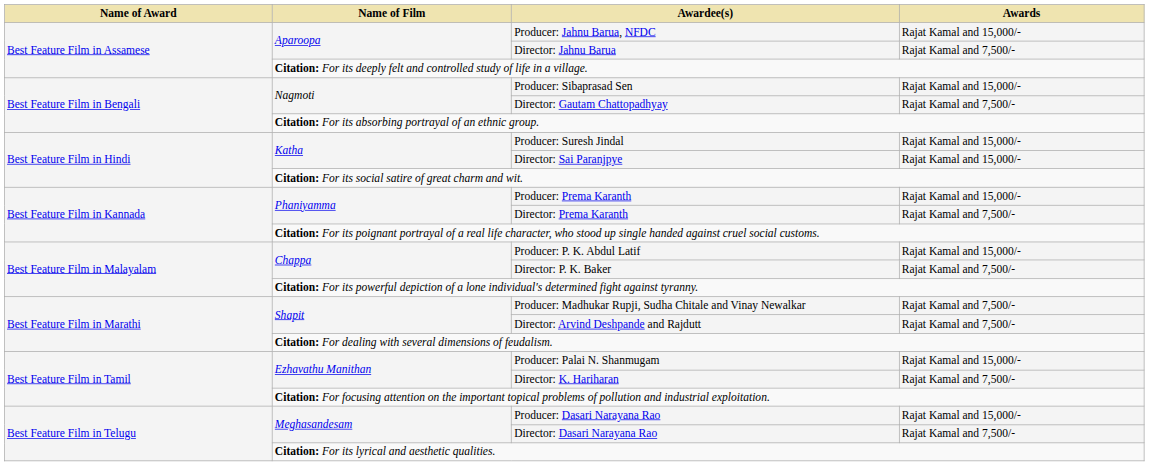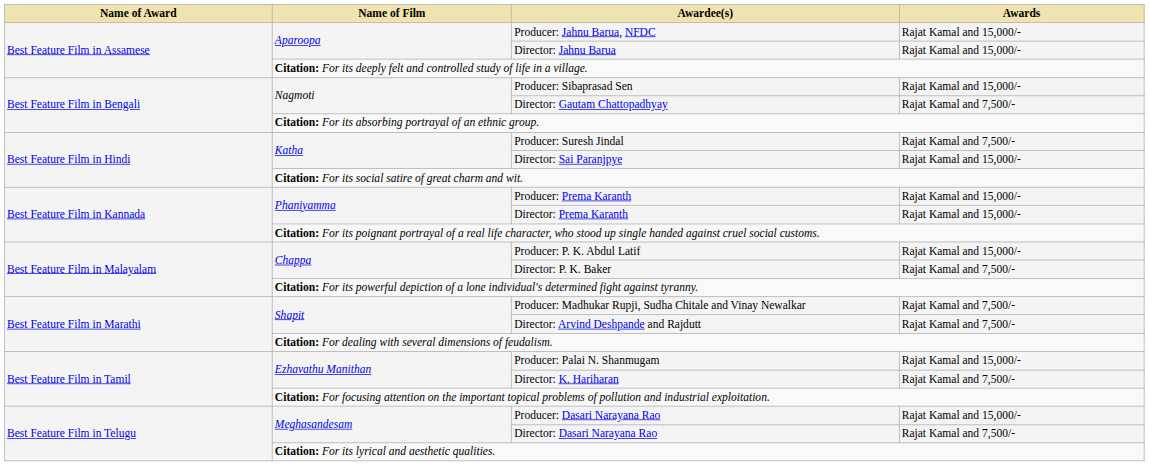(958, 50) Rajat Kamal and 7,500/- -> (961, 50) Rajat Kamal and 15,000/-
(961, 141) Rajat Kamal and 15,000/- -> (958, 141) Rajat Kamal and 7,500/-
(958, 214) Rajat Kamal and 7,500/- -> (961, 214) Rajat Kamal and 15,000/-
